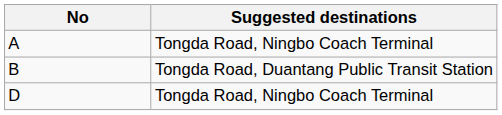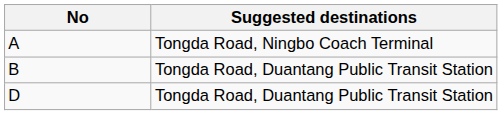(294, 95) Tongda Road, Ningbo Coach Terminal -> (324, 95) Tongda Road, Duantang Public Transit Station
